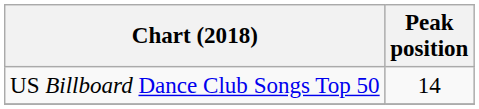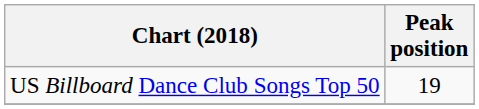(429, 85) 14 -> (429, 85) 19
